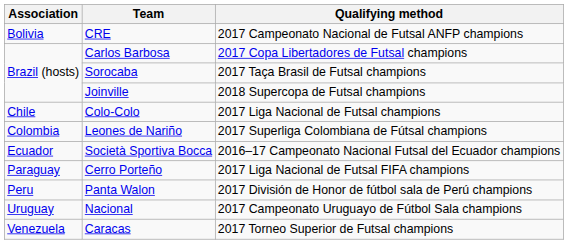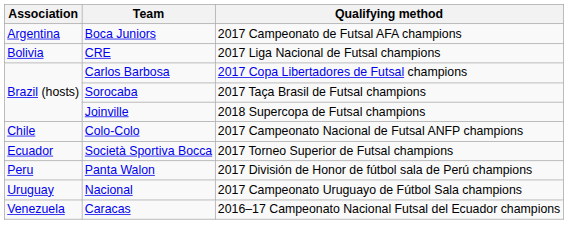+ row: (120, 33)
(370, 33) 2017 Campeonato Nacional de Futsal ANFP champions -> (329, 53) 2017 Liga Nacional de Futsal champions
(329, 111) 2017 Liga Nacional de Futsal champions -> (370, 131) 2017 Campeonato Nacional de Futsal ANFP champions
- row: (133, 131)
(389, 151) 2016–17 Campeonato Nacional Futsal del Ecuador champions -> (336, 151) 2017 Torneo Superior de Futsal champions
- row: (123, 170)
(336, 229) 2017 Torneo Superior de Futsal champions -> (389, 209) 2016–17 Campeonato Nacional Futsal del Ecuador champions
